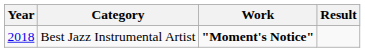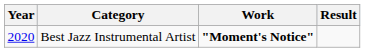(21, 36) 2018 -> (21, 36) 2020
